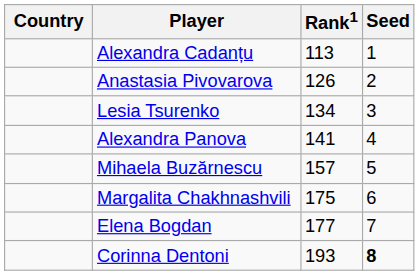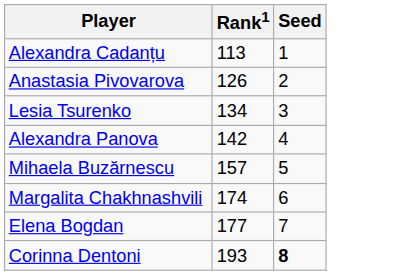- column: (49, 21)
(320, 139) 141 -> (232, 139) 142
(320, 197) 175 -> (232, 197) 174
